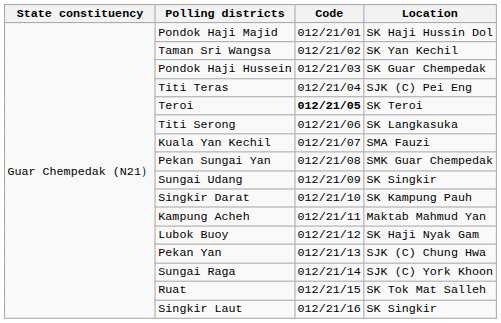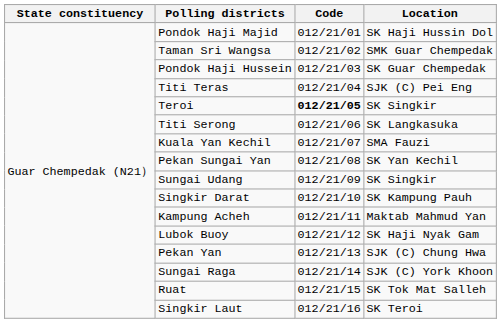(412, 51) SK Yan Kechil -> (430, 51) SMK Guar Chempedak
(395, 106) SK Teroi -> (402, 106) SK Singkir
(430, 161) SMK Guar Chempedak -> (412, 161) SK Yan Kechil
(402, 309) SK Singkir -> (395, 309) SK Teroi
